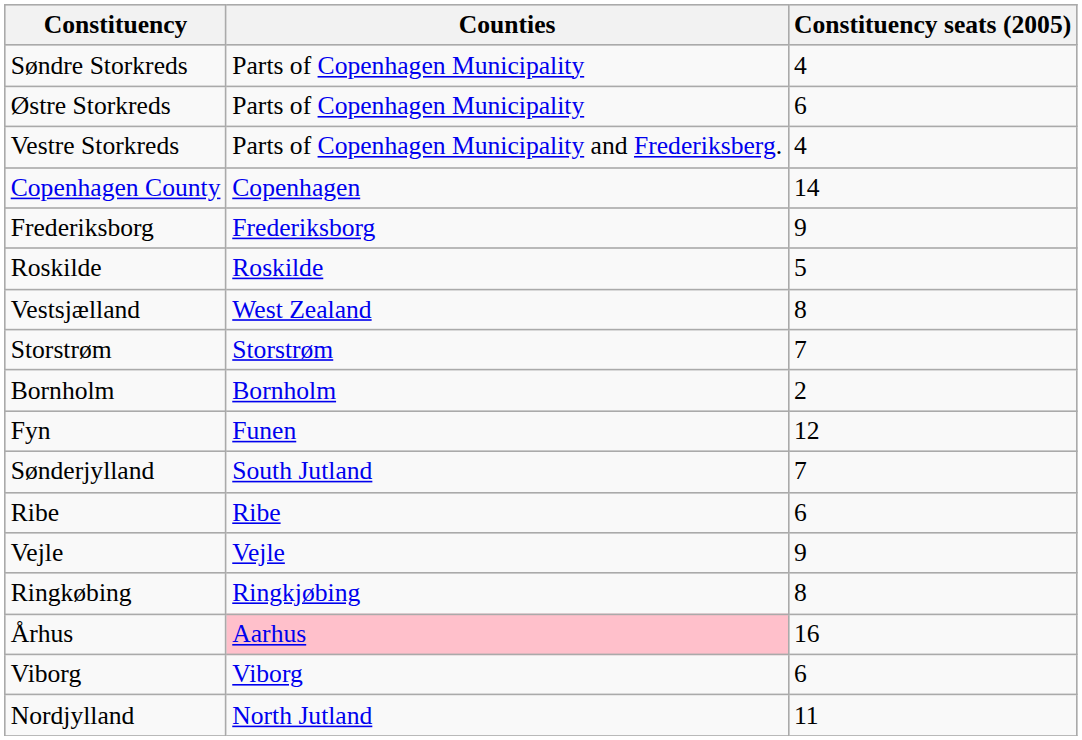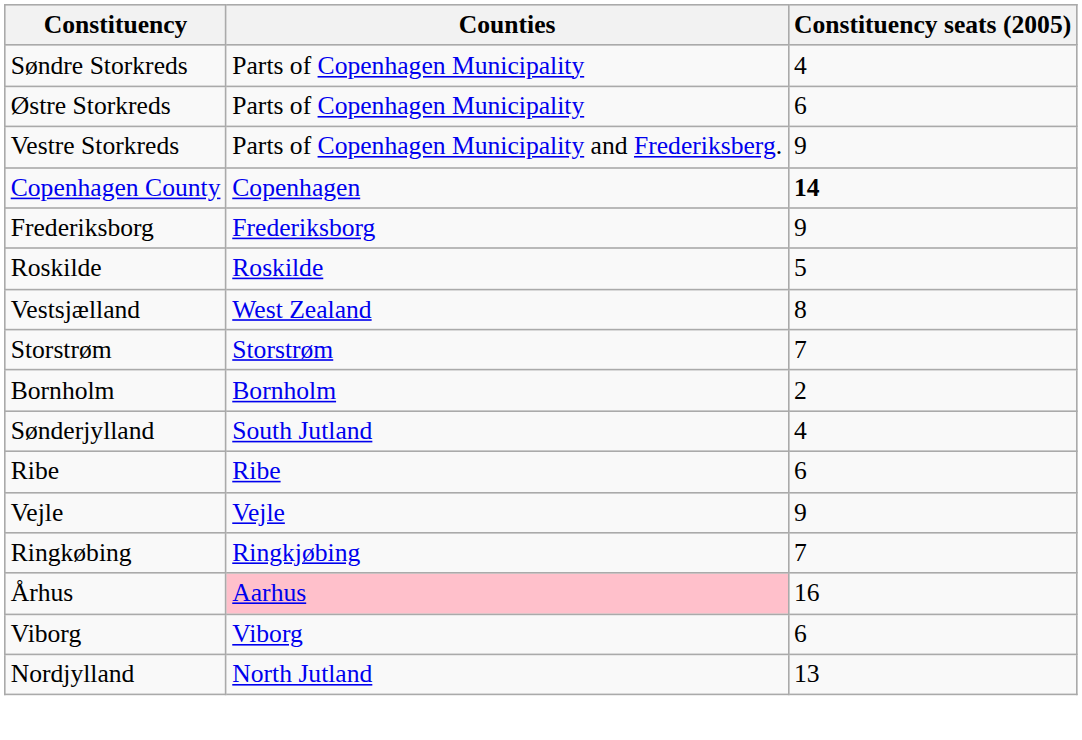(800, 146) 4 -> (800, 146) 9
(807, 187) normal -> (807, 187) bold
- row: (31, 430)
(800, 471) 7 -> (800, 430) 4
(800, 593) 8 -> (800, 552) 7
(806, 715) 11 -> (807, 674) 13
